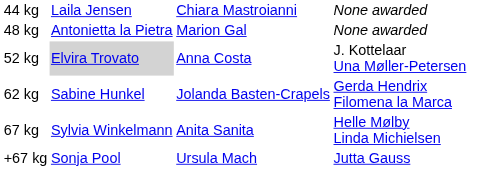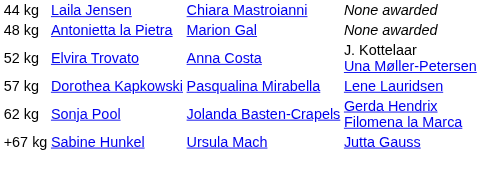(95, 58) lightgrey background -> (95, 58) no background
+ row: (21, 86)
(98, 94) Sabine Hunkel -> (86, 114) Sonja Pool
- row: (21, 130)
(86, 158) Sonja Pool -> (98, 142) Sabine Hunkel
